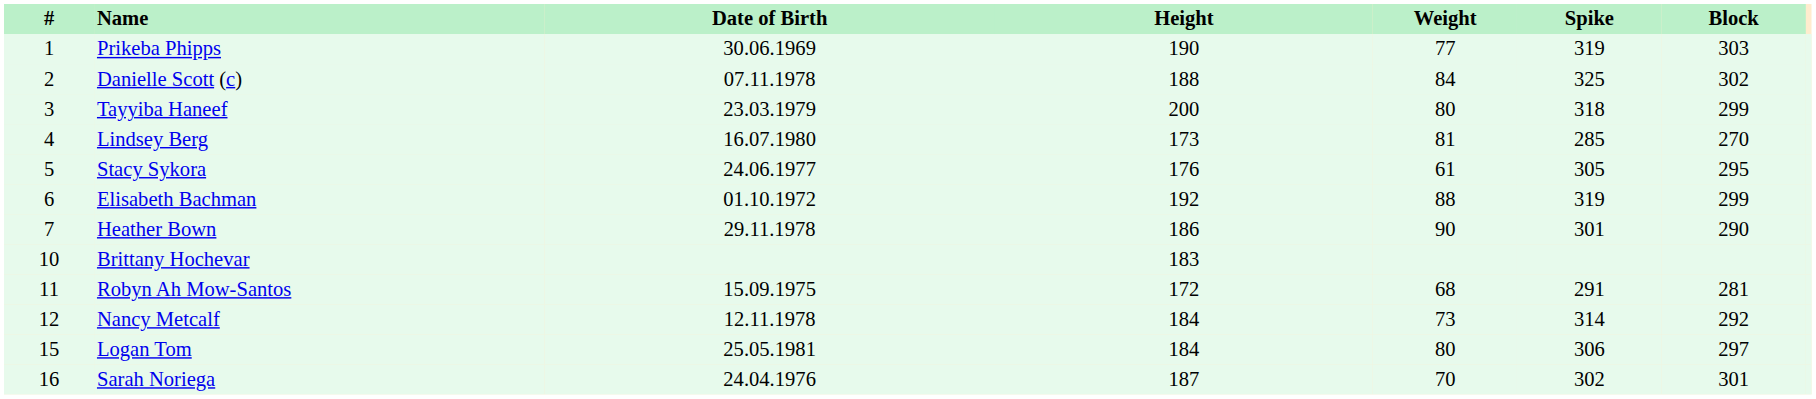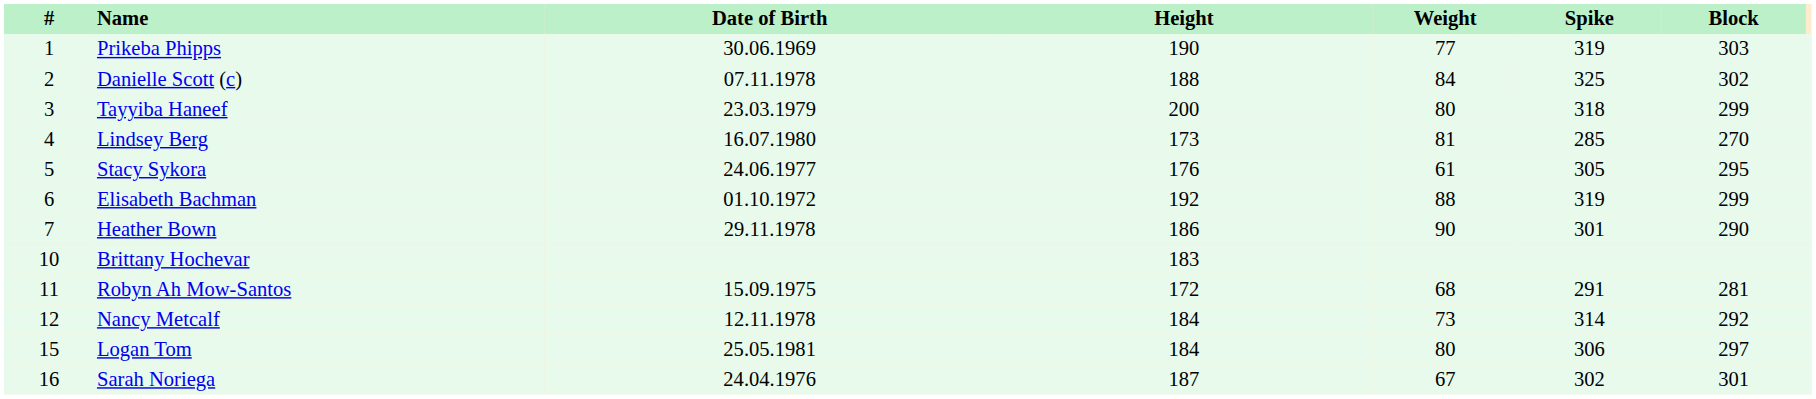(1445, 379) 70 -> (1445, 379) 67
